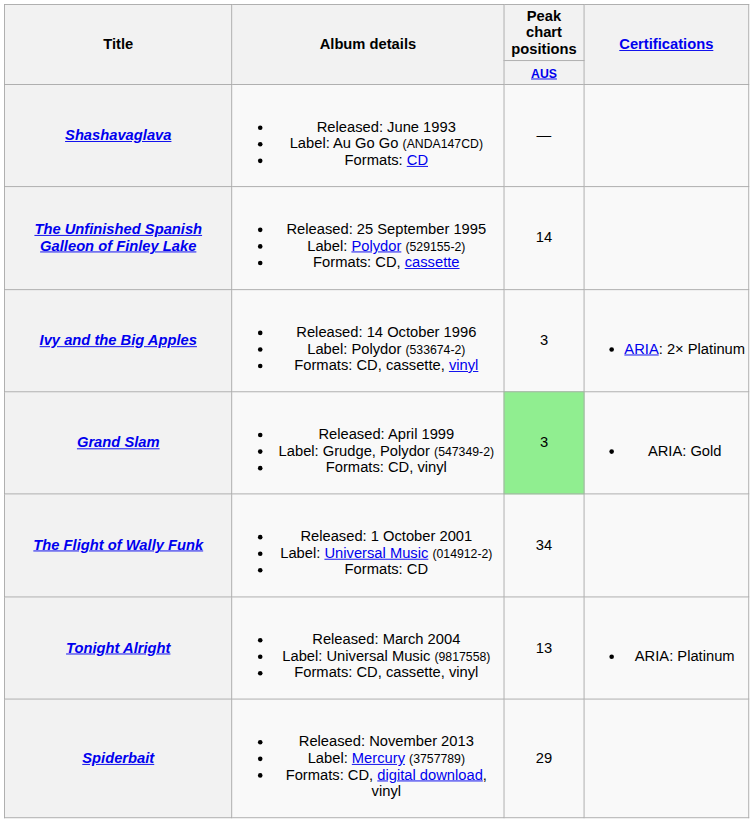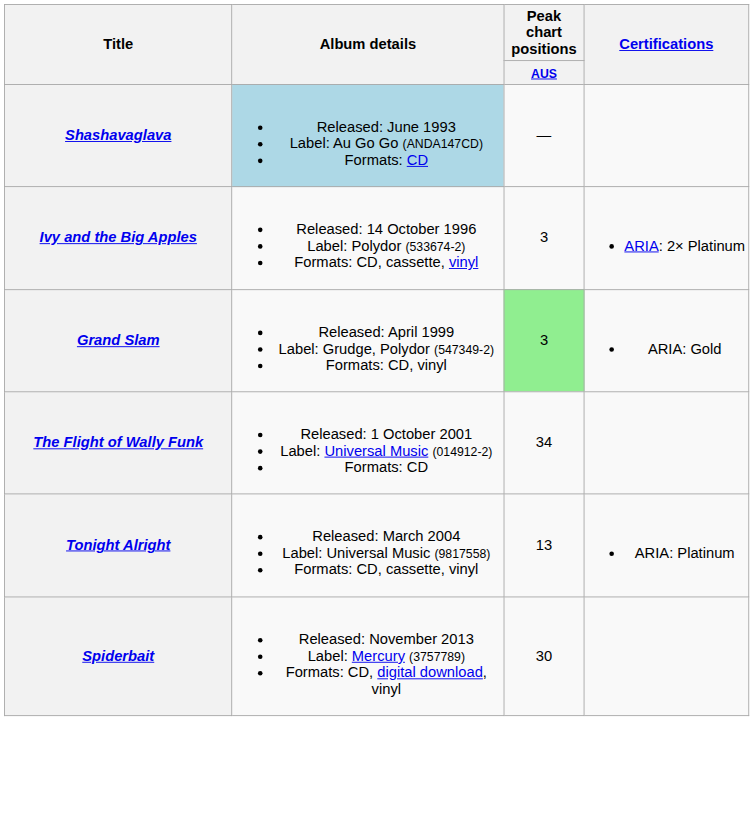(368, 144) no background -> (368, 144) lightblue background
- row: (118, 238)
(544, 758) 29 -> (544, 656) 30
